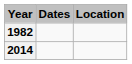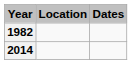columns swapped: (54, 14) <-> (100, 14)
